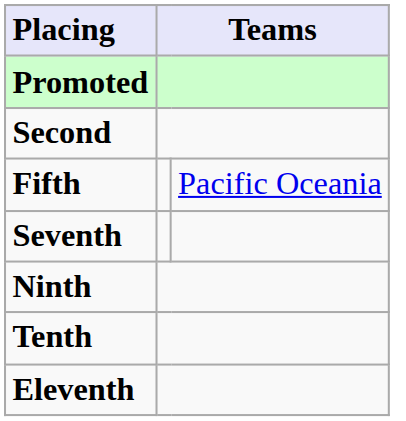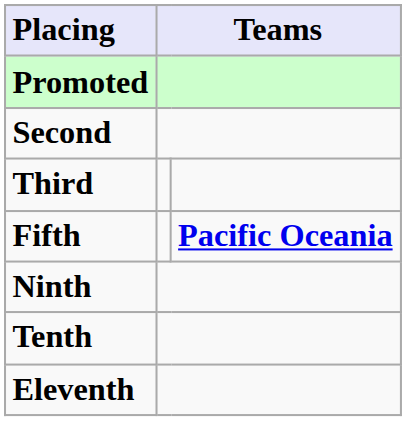+ row: (53, 183)
(280, 183) normal -> (285, 235) bold
- row: (67, 235)
